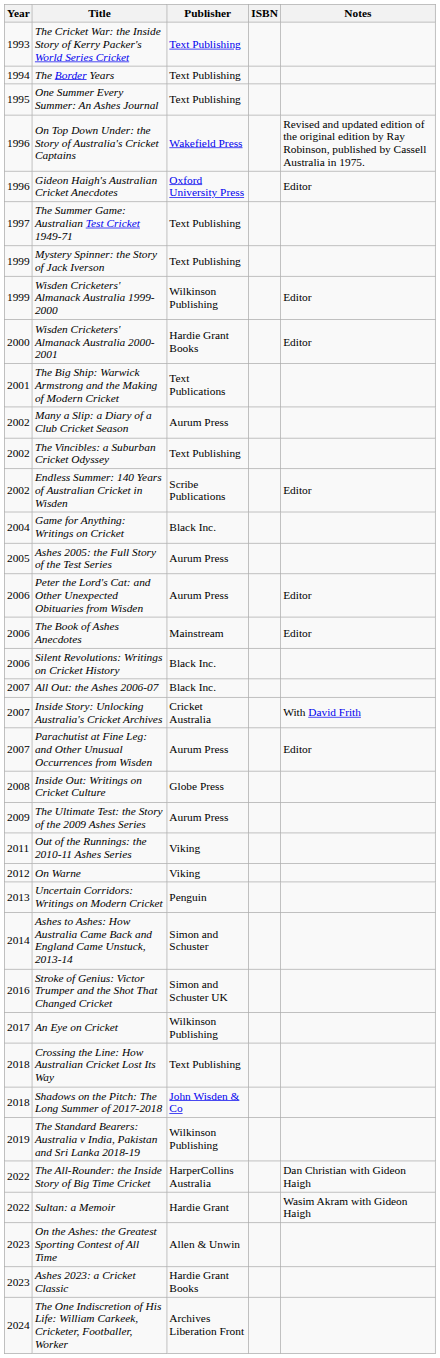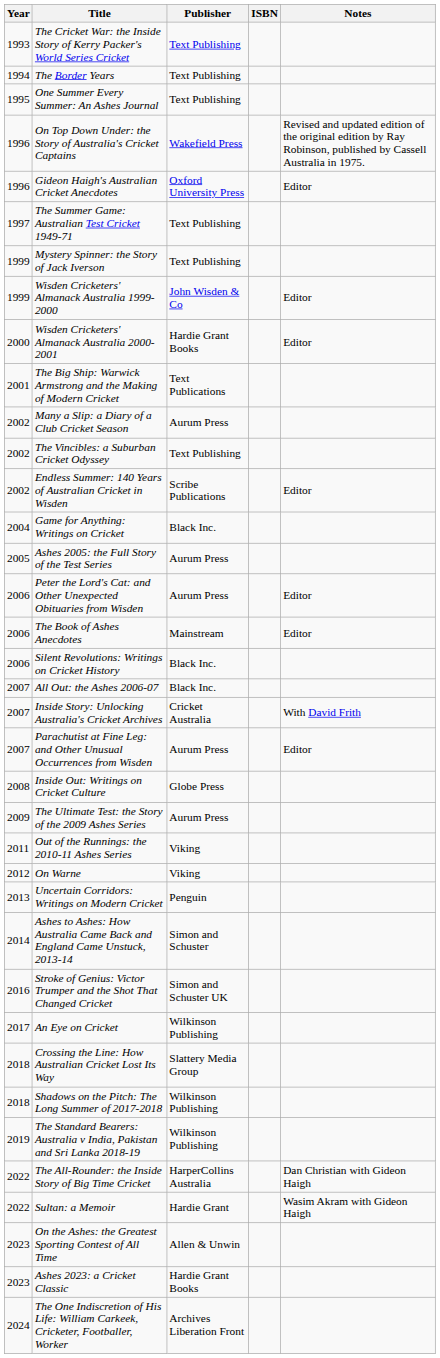(194, 298) Wilkinson Publishing -> (204, 298) John Wisden & Co
(205, 1065) Text Publishing -> (203, 1065) Slattery Media Group
(204, 1102) John Wisden & Co -> (194, 1102) Wilkinson Publishing
